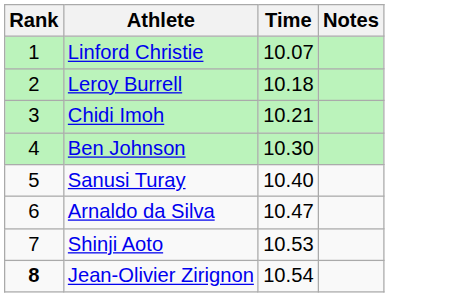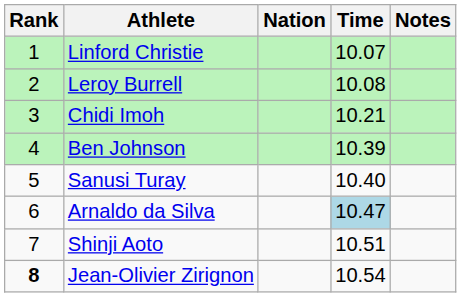+ column: (295, 20)
(288, 84) 10.18 -> (360, 84) 10.08
(288, 148) 10.30 -> (360, 148) 10.39
(288, 212) no background -> (360, 212) lightblue background
(288, 244) 10.53 -> (360, 244) 10.51
